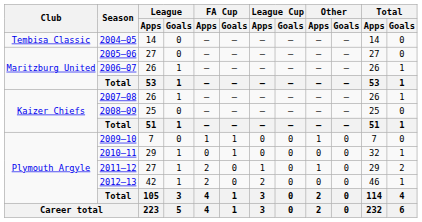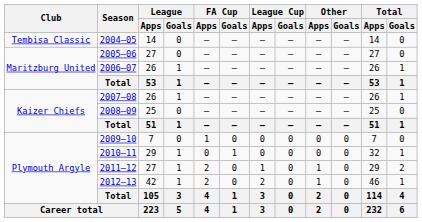(234, 139) 1 -> (234, 139) 0
(319, 139) 1 -> (319, 139) 0
(319, 182) 0 -> (319, 182) 1
